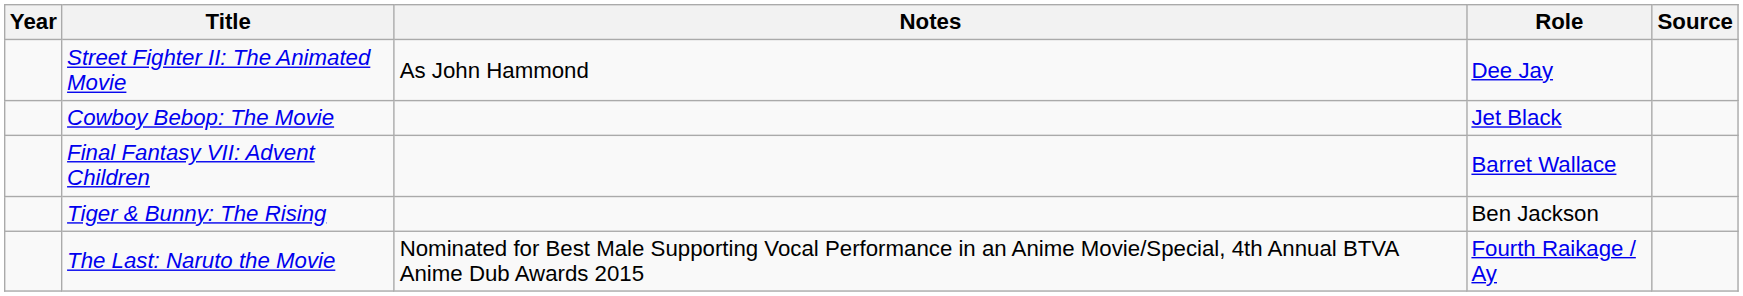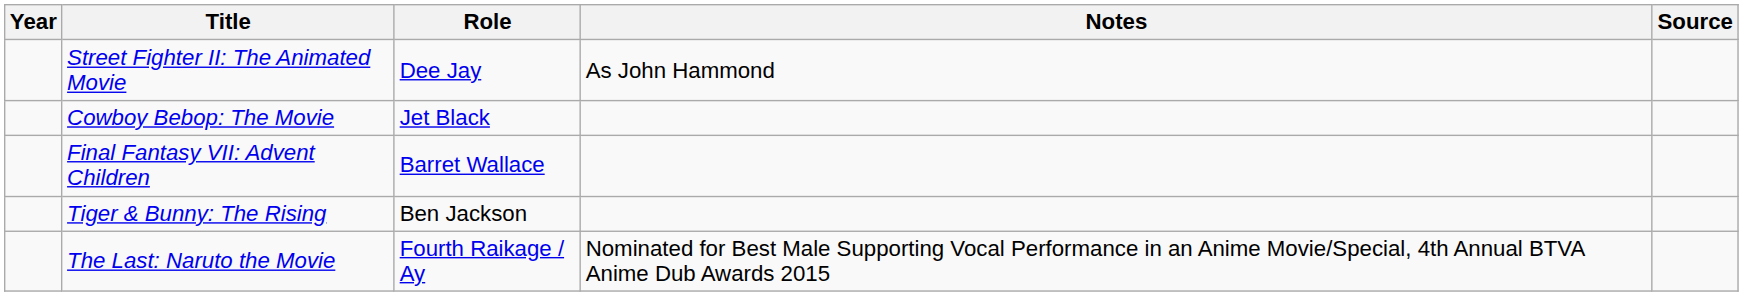columns swapped: (1559, 22) <-> (930, 22)
